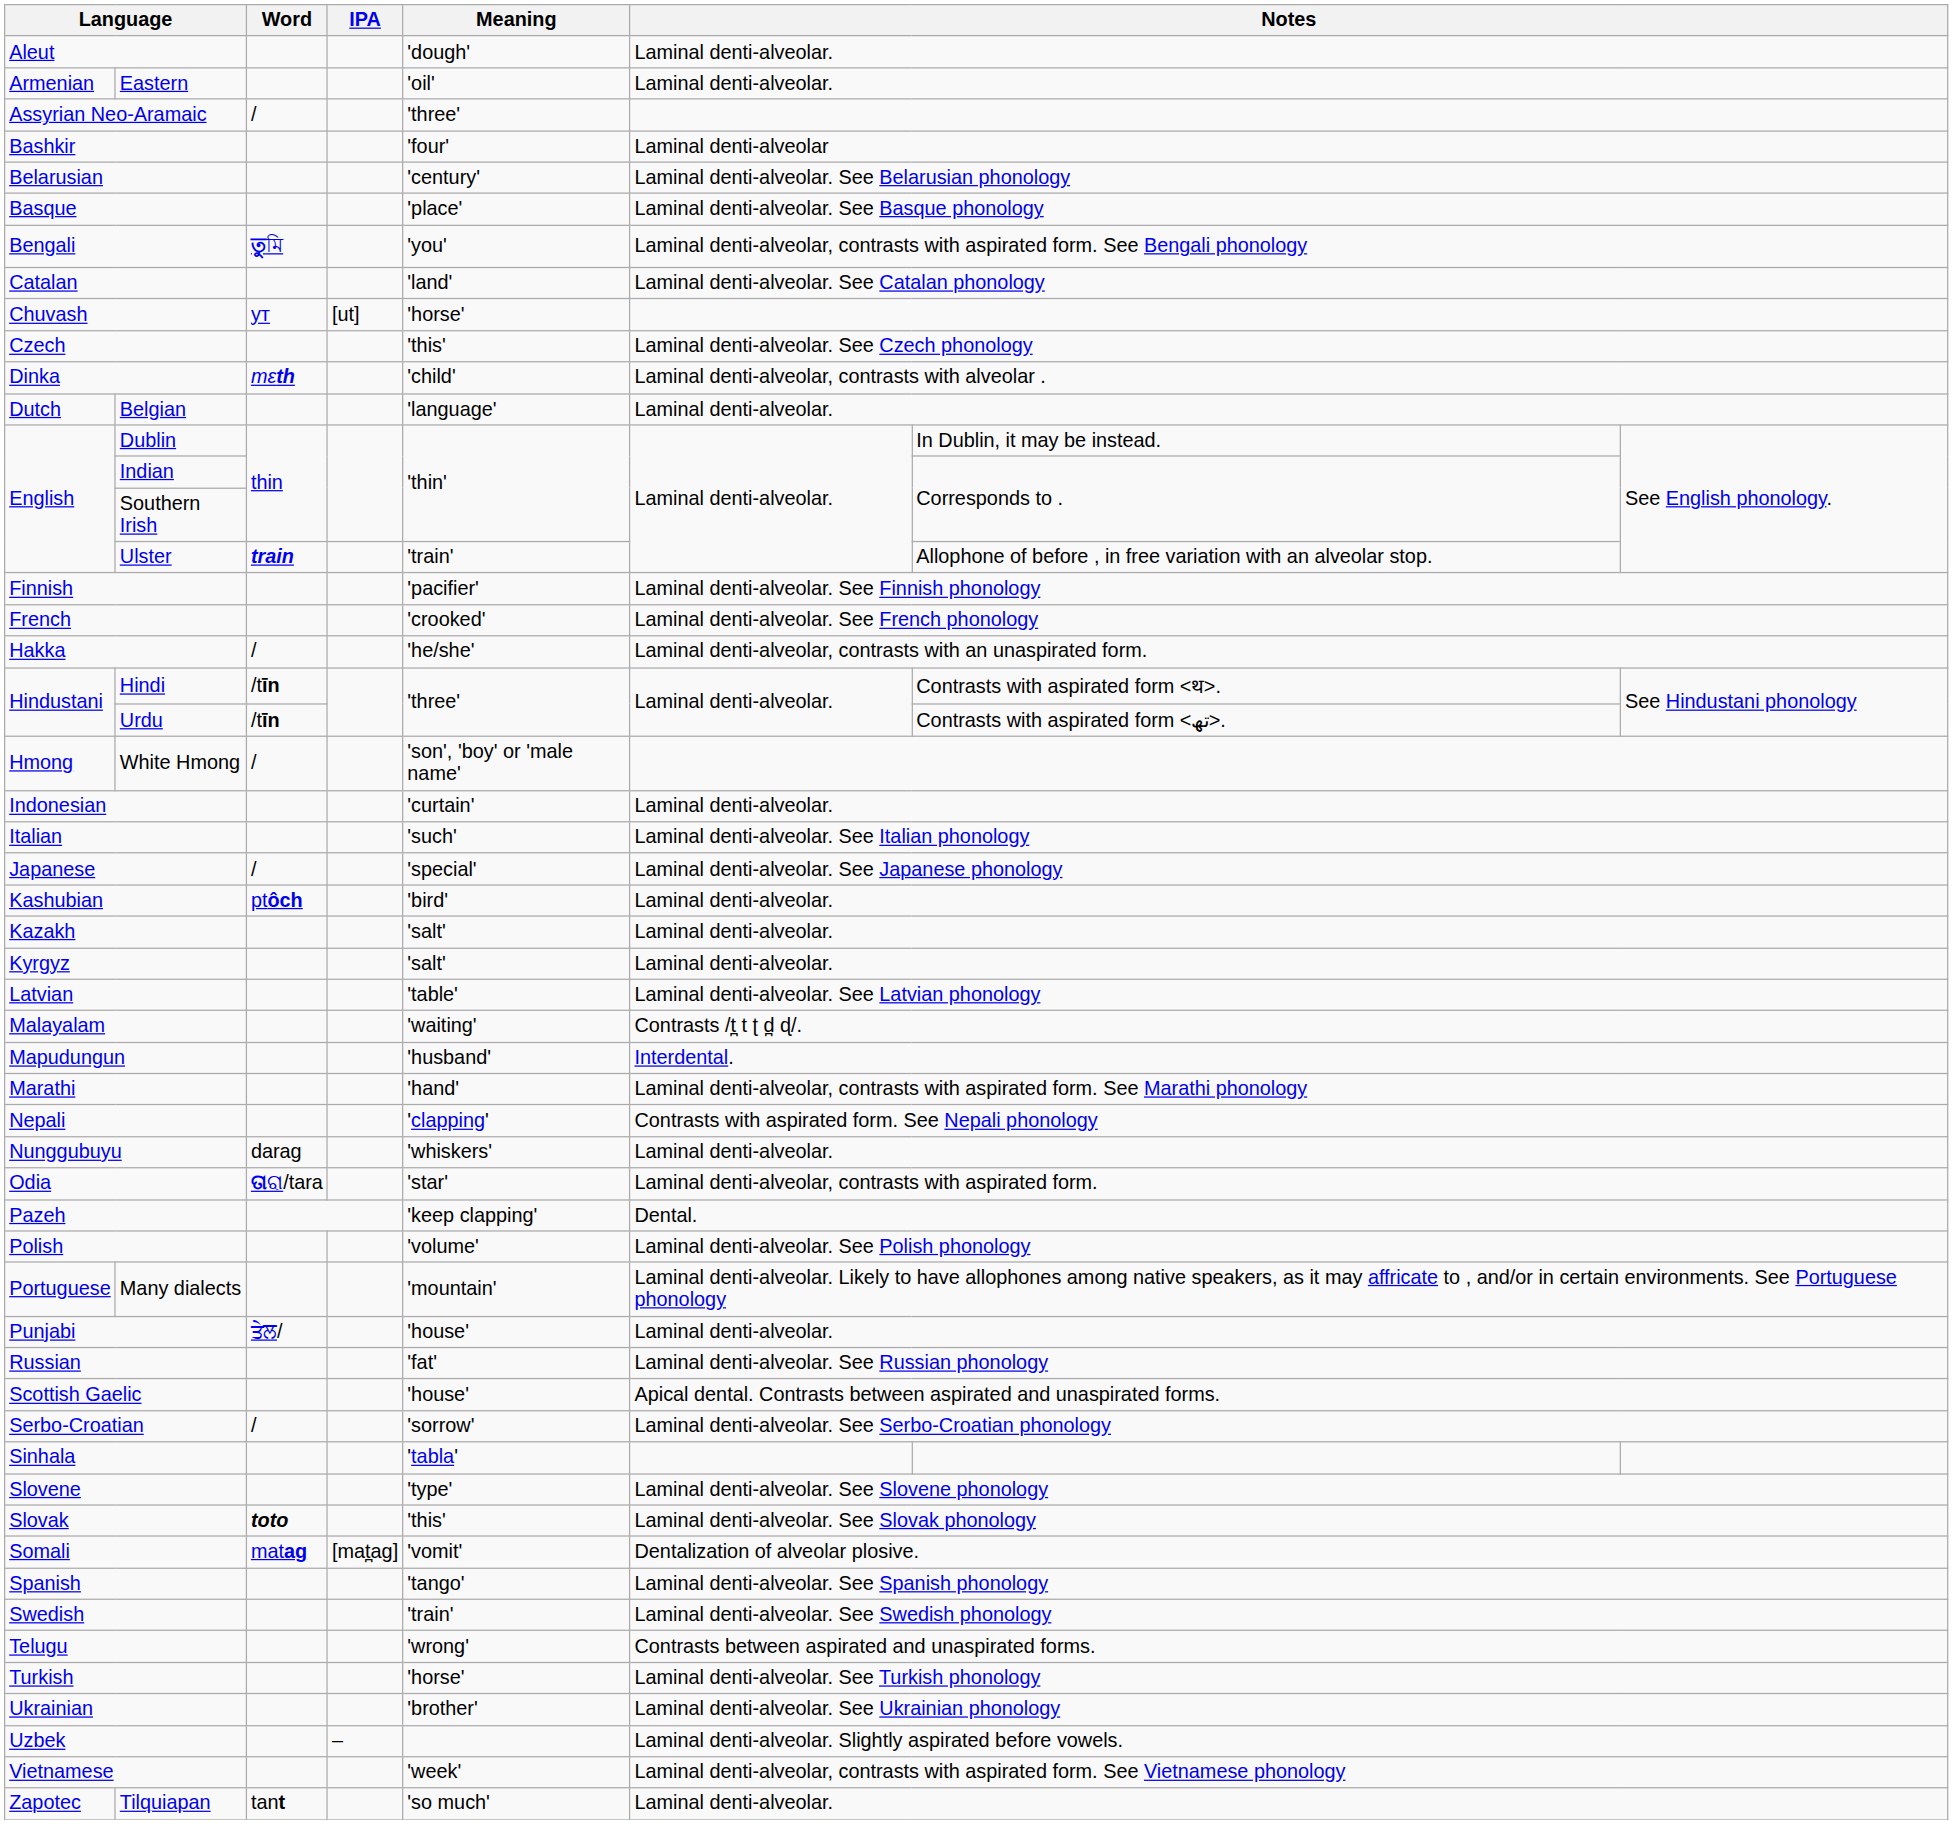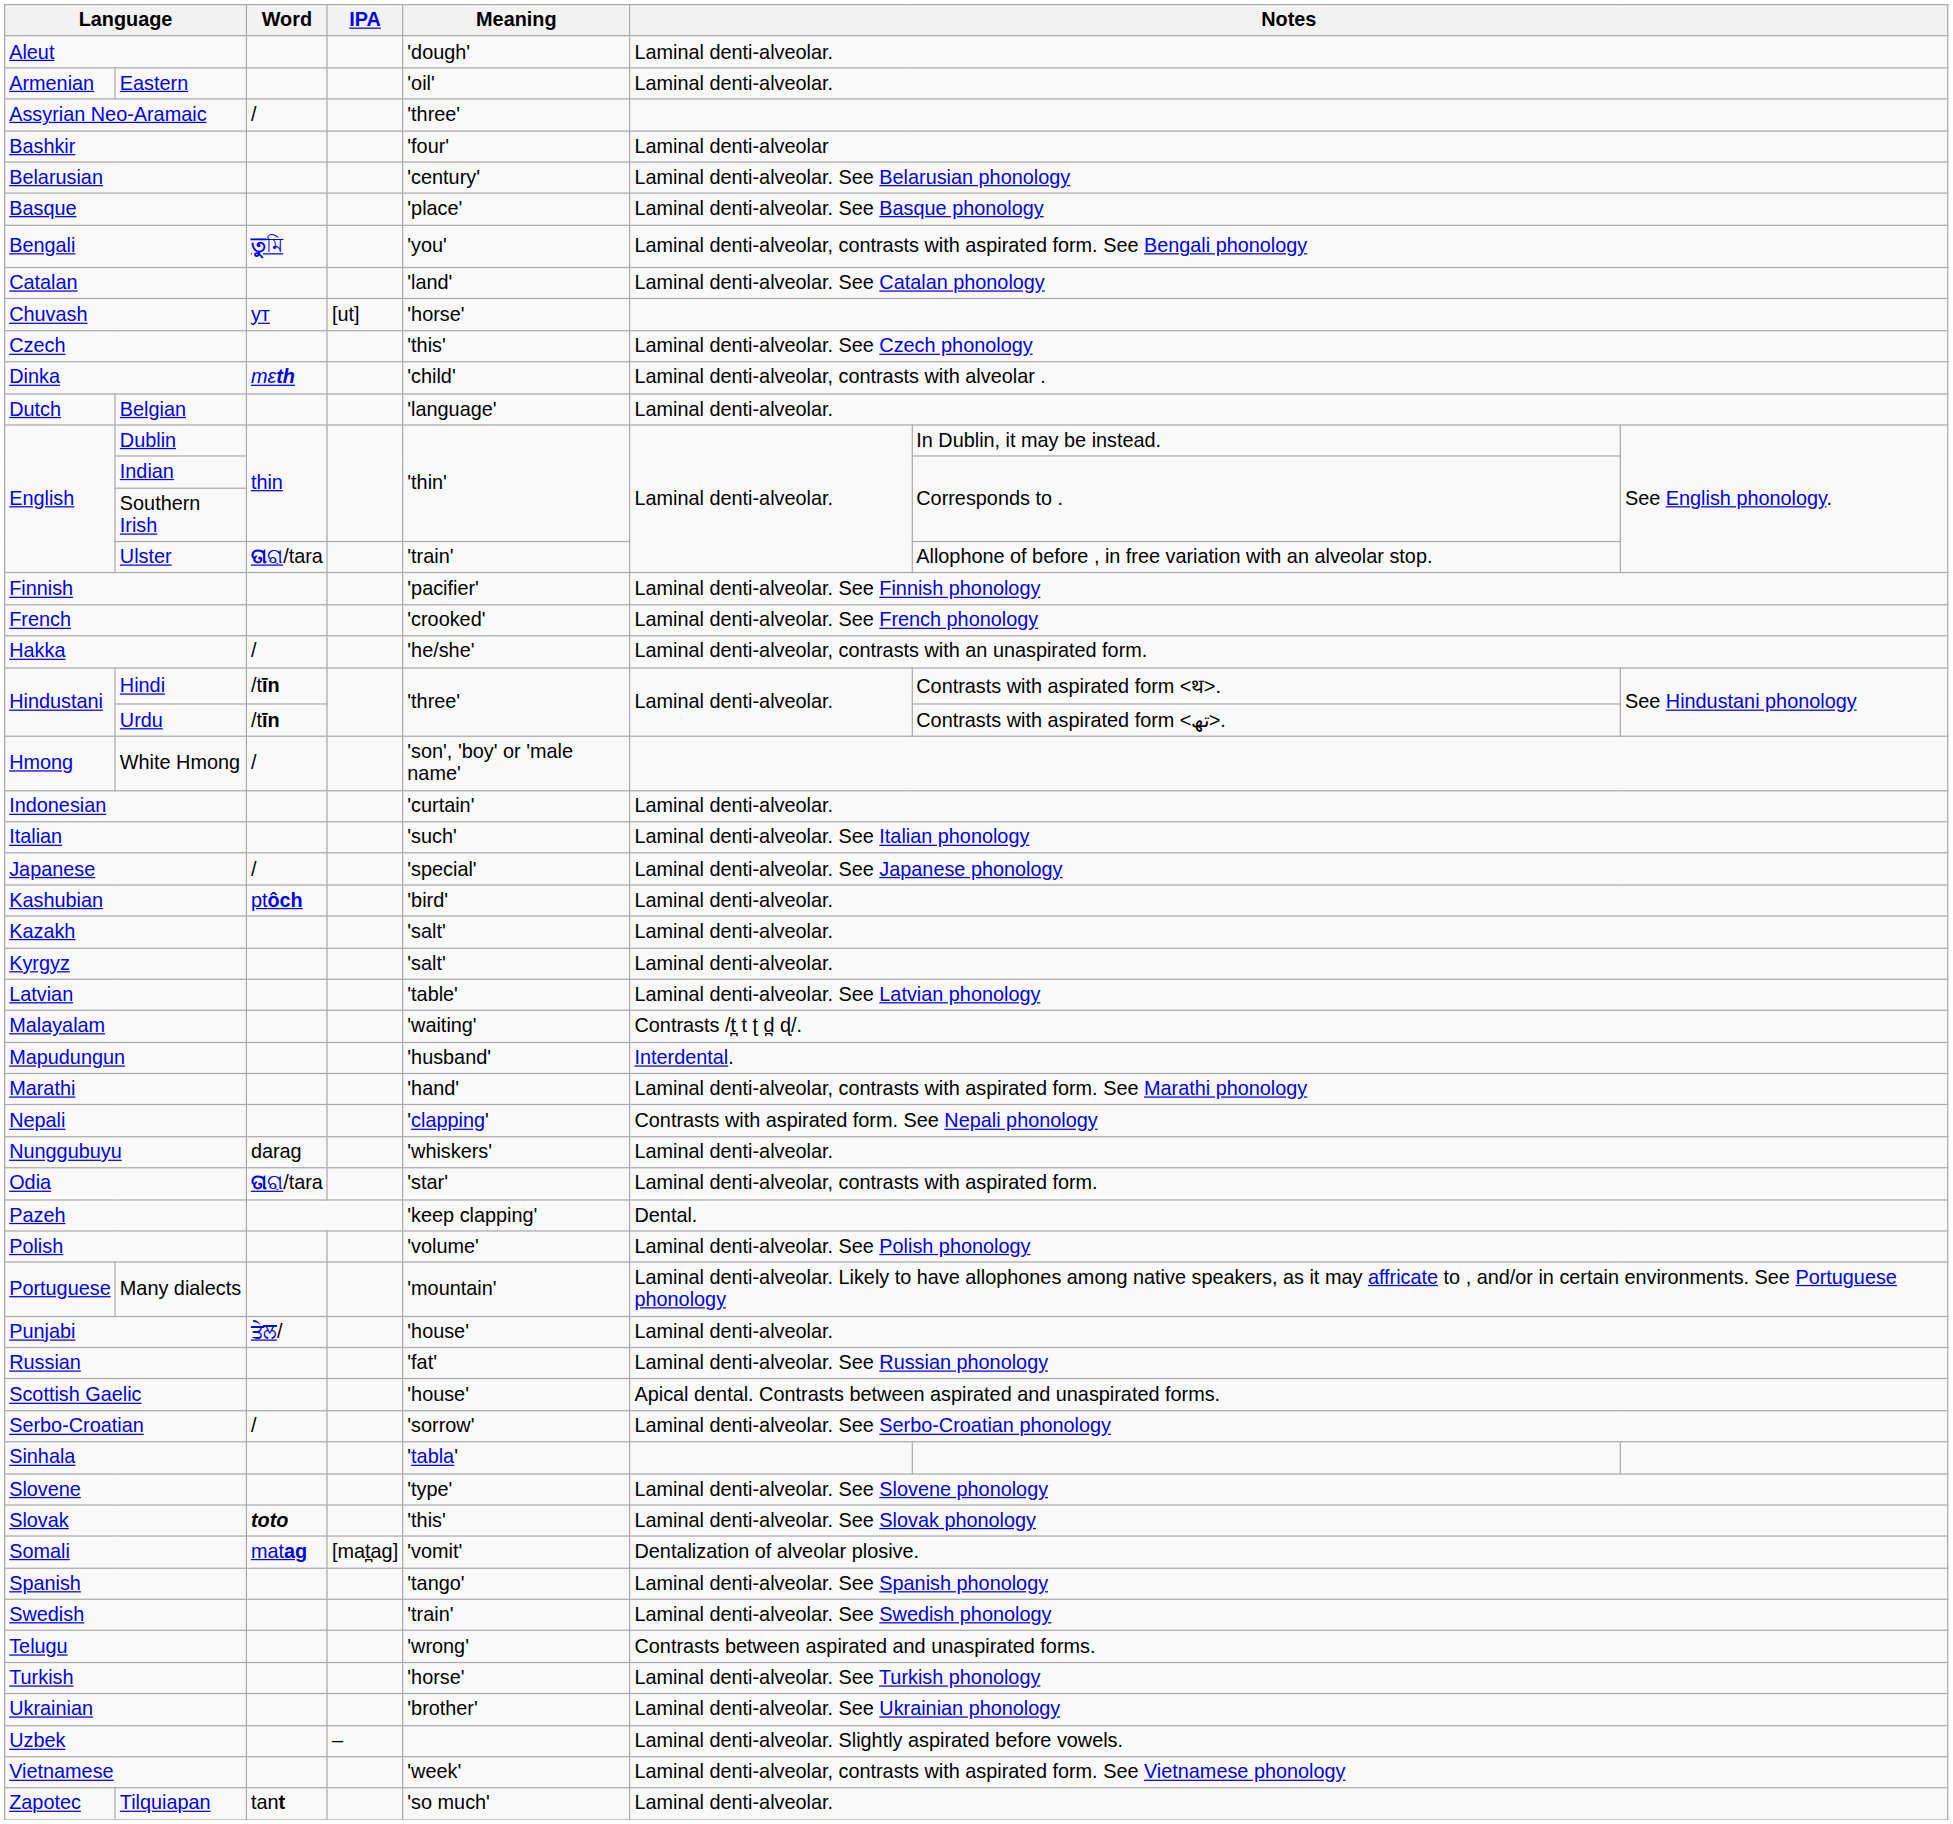(272, 557) train -> (287, 557) ତାରା/tara
